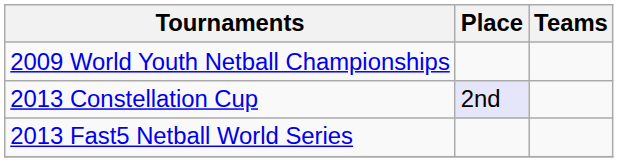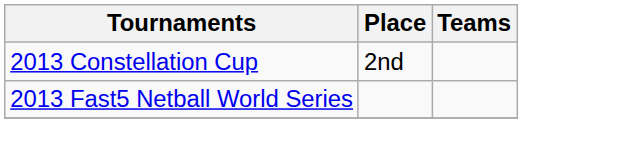- row: (230, 61)
(481, 99) lavender background -> (384, 61) no background
